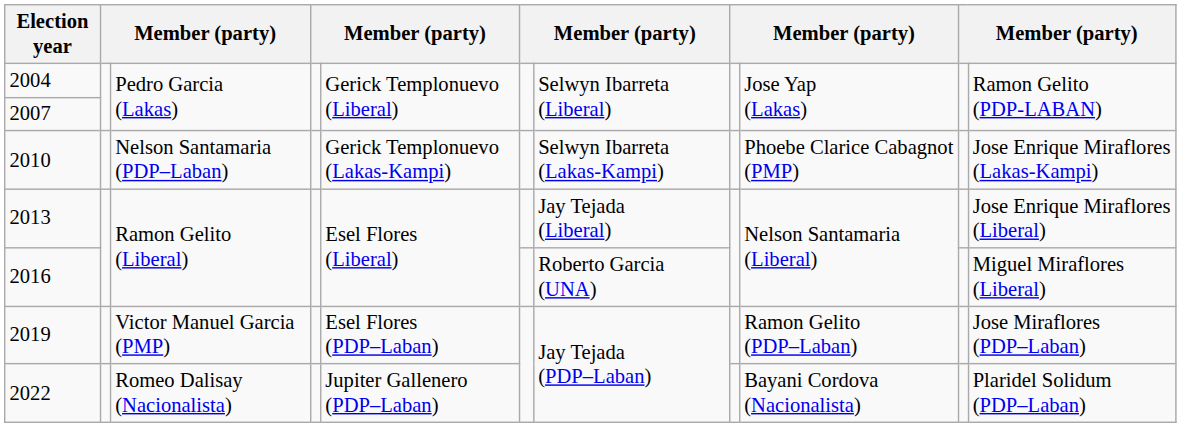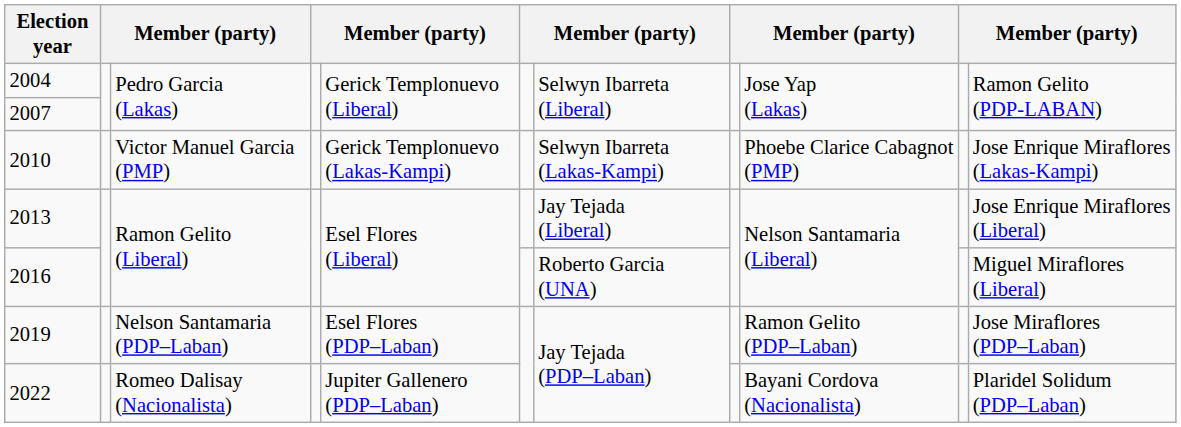(193, 160) Nelson Santamaria (PDP–Laban) -> (205, 160) Victor Manuel Garcia (PMP)
(205, 335) Victor Manuel Garcia (PMP) -> (193, 335) Nelson Santamaria (PDP–Laban)
